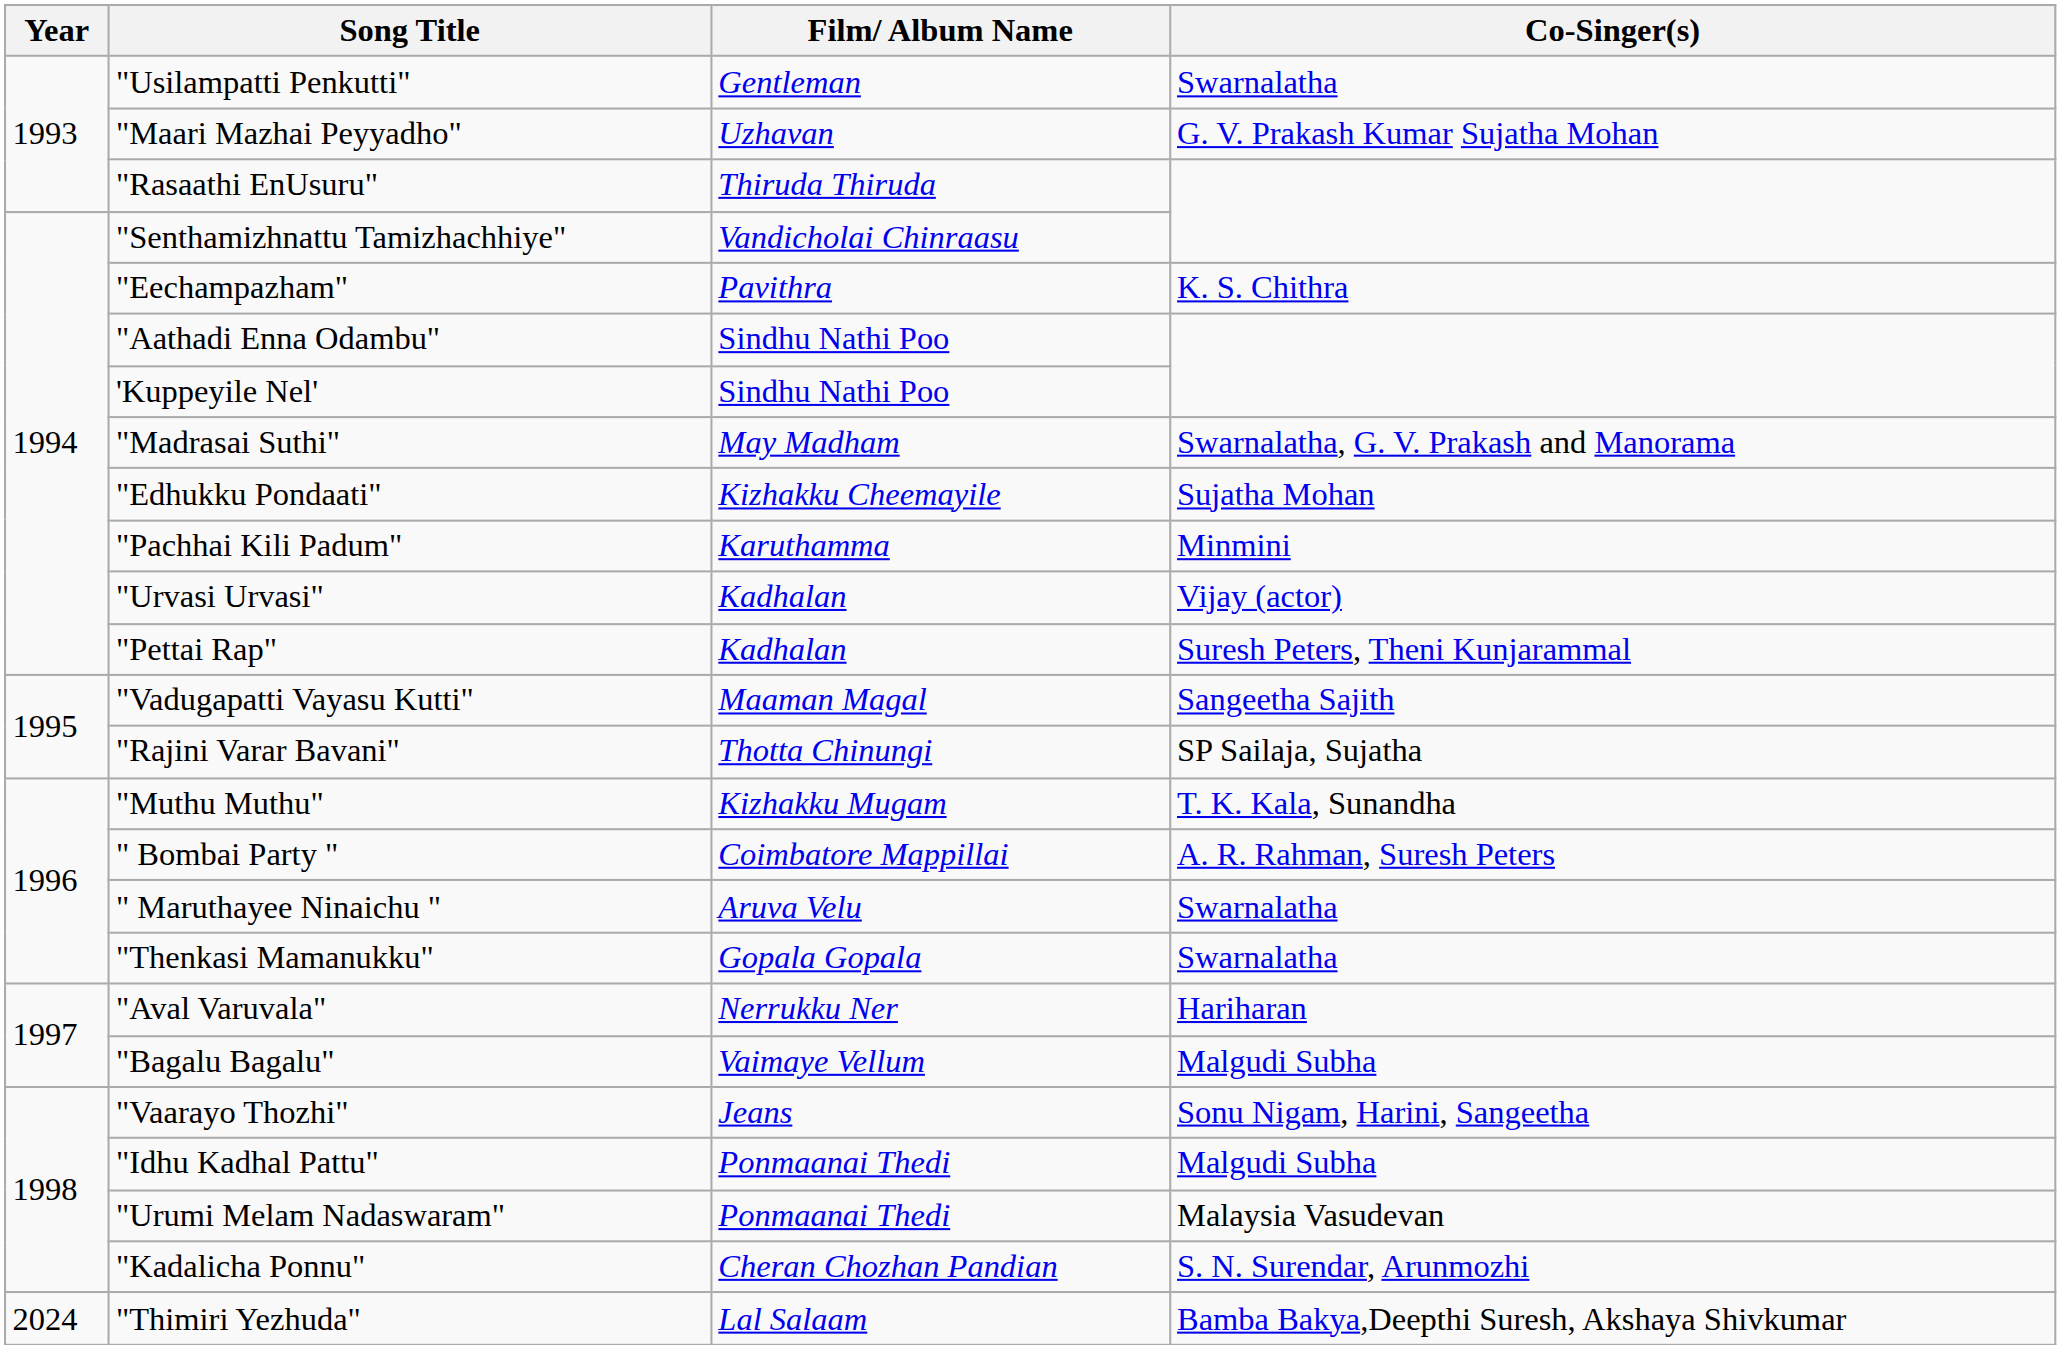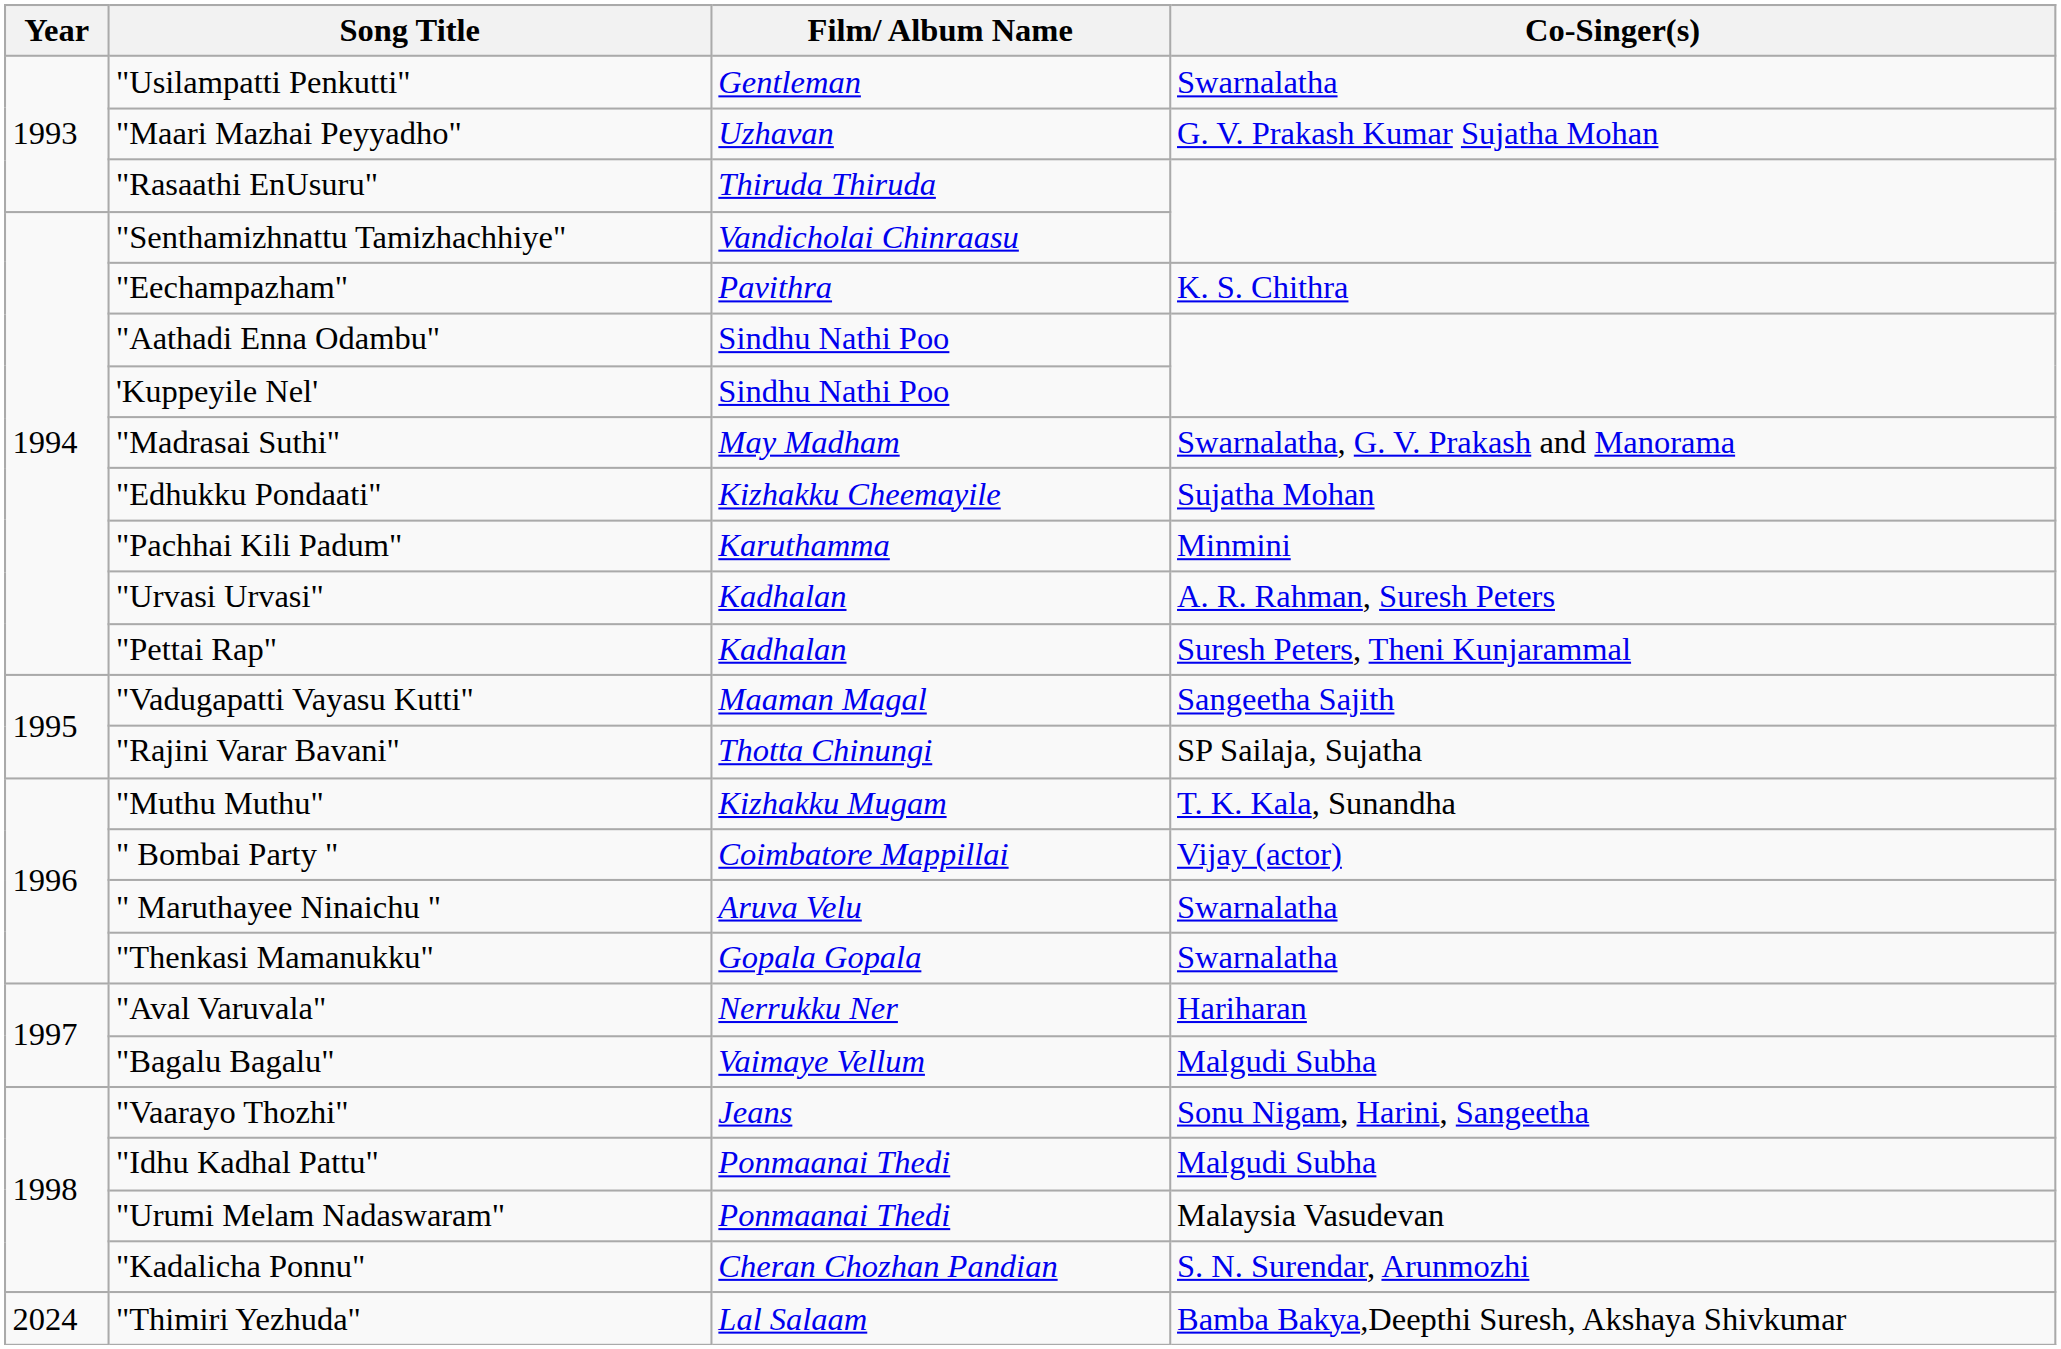(1259, 596) Vijay (actor) -> (1366, 596) A. R. Rahman, Suresh Peters
(1366, 854) A. R. Rahman, Suresh Peters -> (1259, 854) Vijay (actor)
